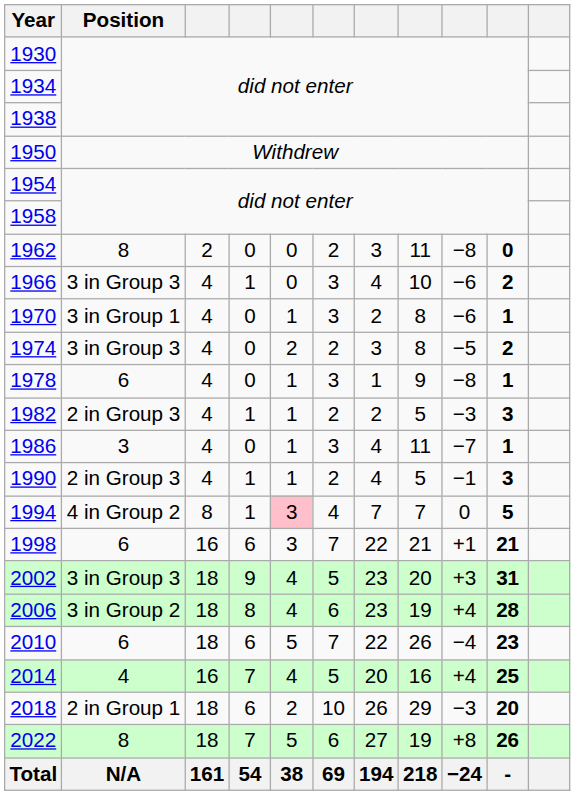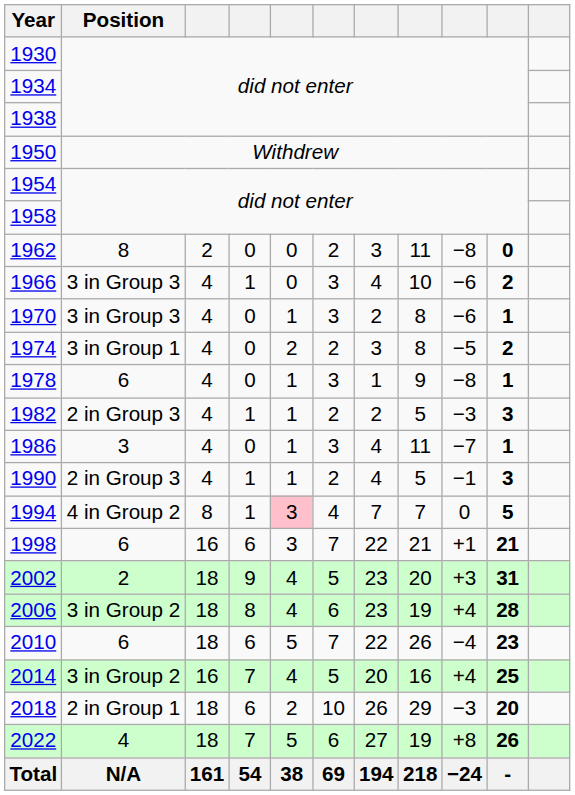(123, 315) 3 in Group 1 -> (123, 315) 3 in Group 3
(123, 348) 3 in Group 3 -> (123, 348) 3 in Group 1
(123, 577) 3 in Group 3 -> (123, 577) 2
(123, 675) 4 -> (123, 675) 3 in Group 2
(123, 741) 8 -> (123, 741) 4
